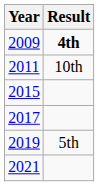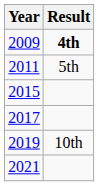(69, 67) 10th -> (69, 67) 5th
(69, 142) 5th -> (69, 142) 10th
